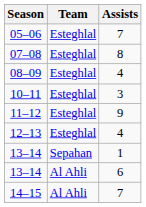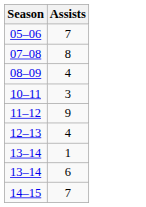- column: (73, 14)
